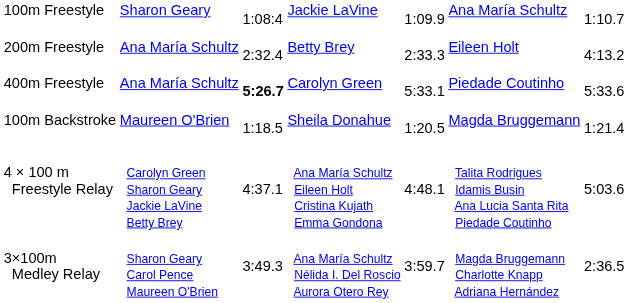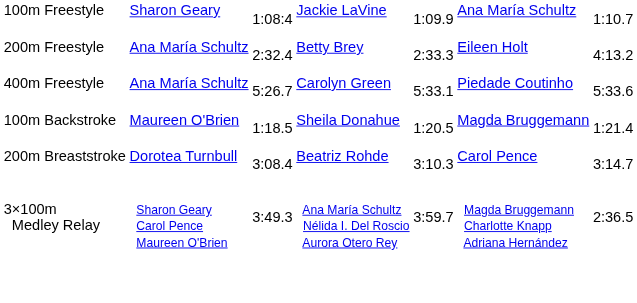(263, 91) bold -> (272, 91) normal
+ row: (65, 164)
- row: (58, 189)
